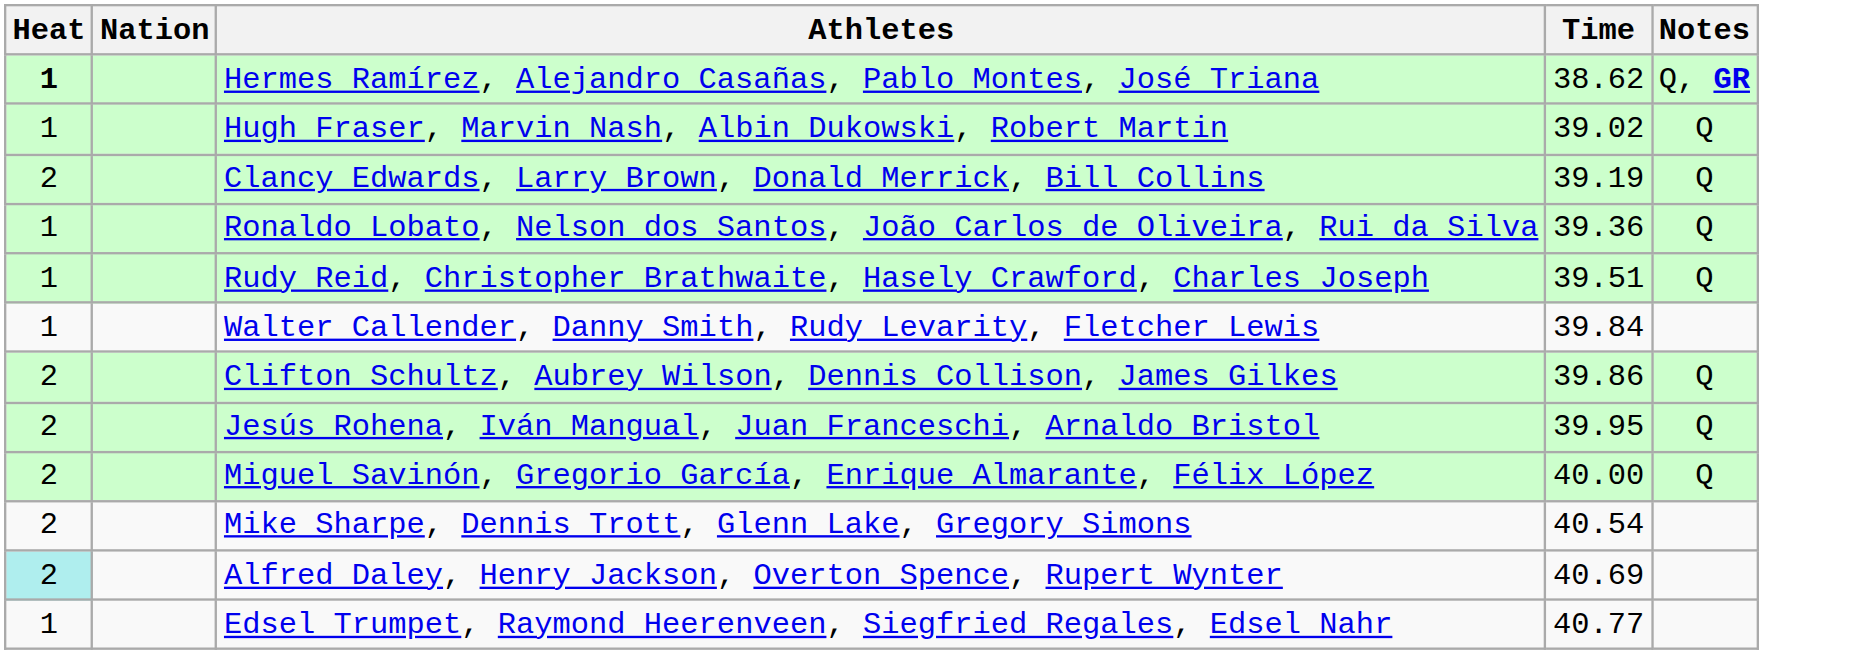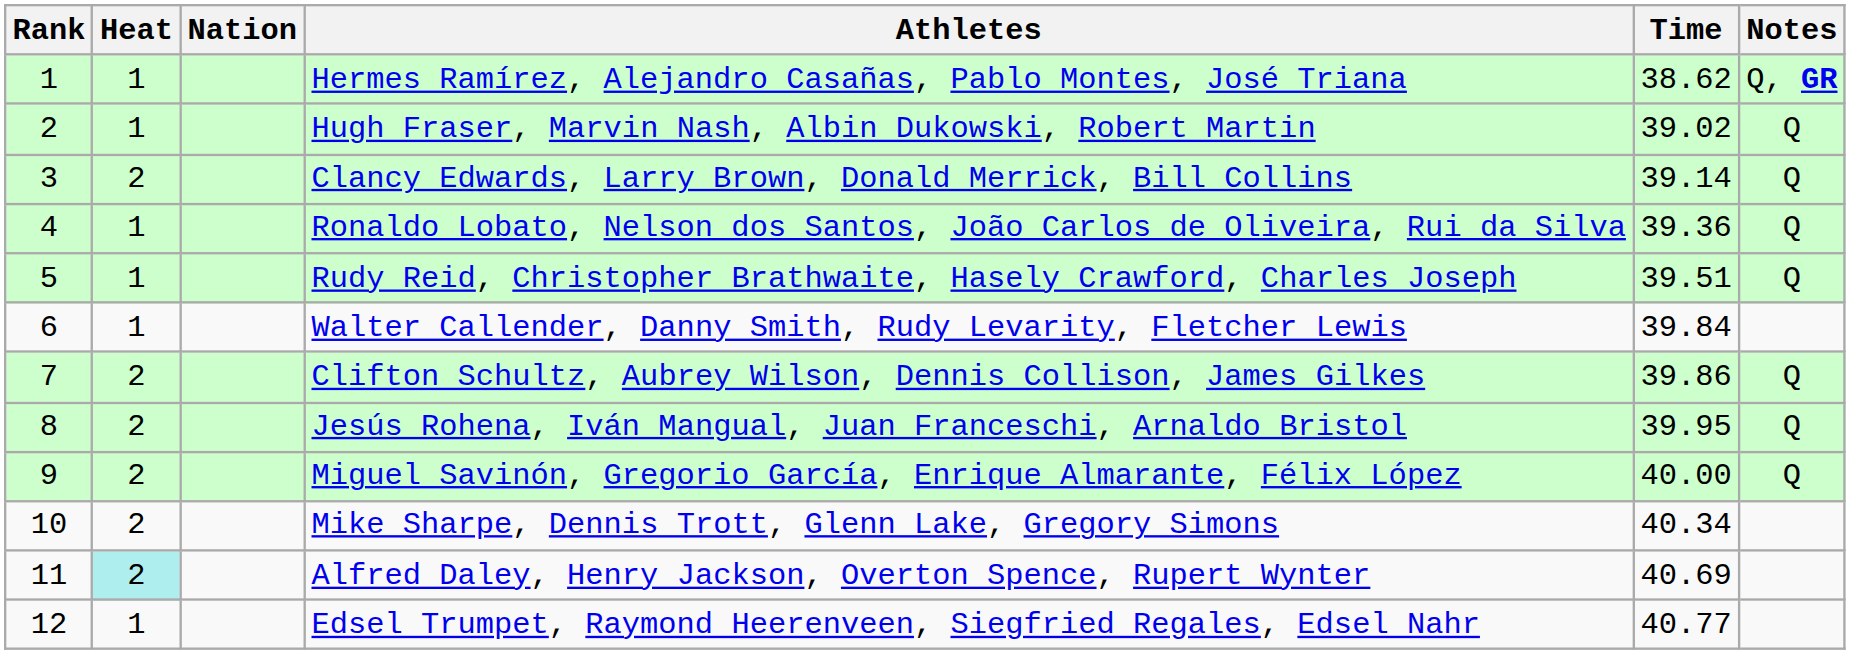+ column: (49, 30)
(49, 80) bold -> (136, 80) normal
(1599, 179) 39.19 -> (1686, 179) 39.14
(1599, 526) 40.54 -> (1686, 526) 40.34
